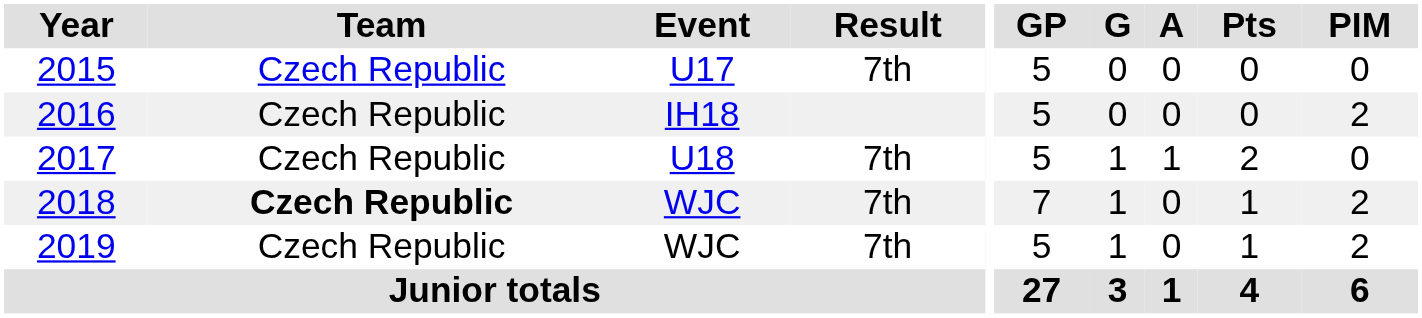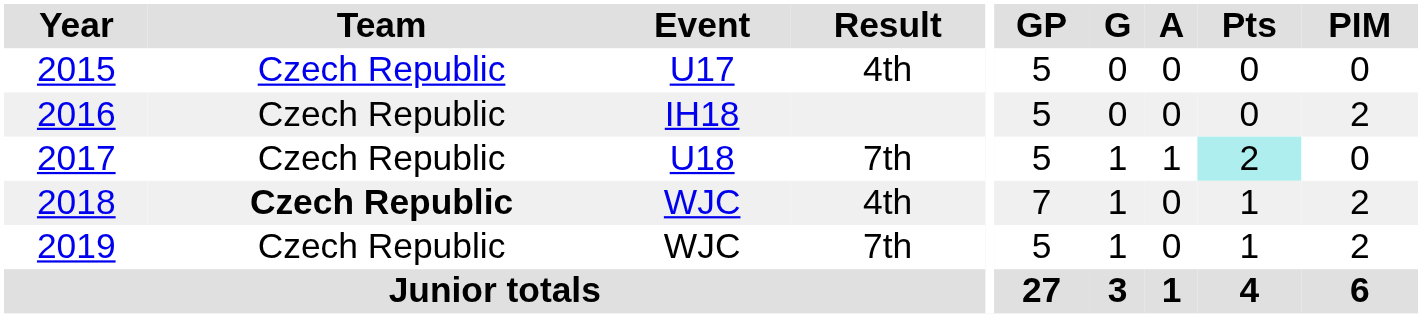(888, 69) 7th -> (888, 69) 4th
(1249, 158) no background -> (1249, 158) paleturquoise background
(888, 202) 7th -> (888, 202) 4th
